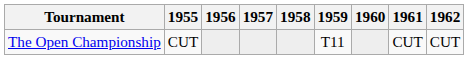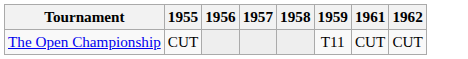- column: (370, 17)
